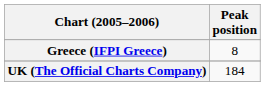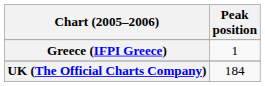(235, 50) 8 -> (235, 50) 1
